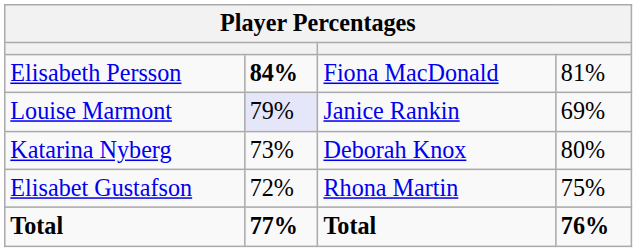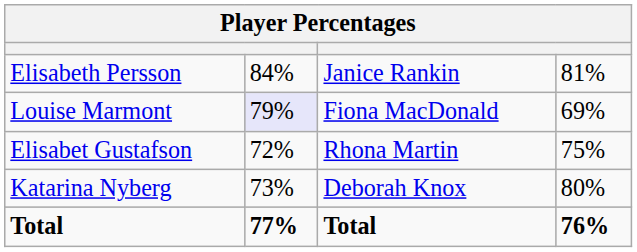(274, 73) bold -> (272, 73) normal
(411, 73) Fiona MacDonald -> (392, 73) Janice Rankin
(392, 111) Janice Rankin -> (411, 111) Fiona MacDonald
rows swapped: (91, 149) <-> (101, 188)
